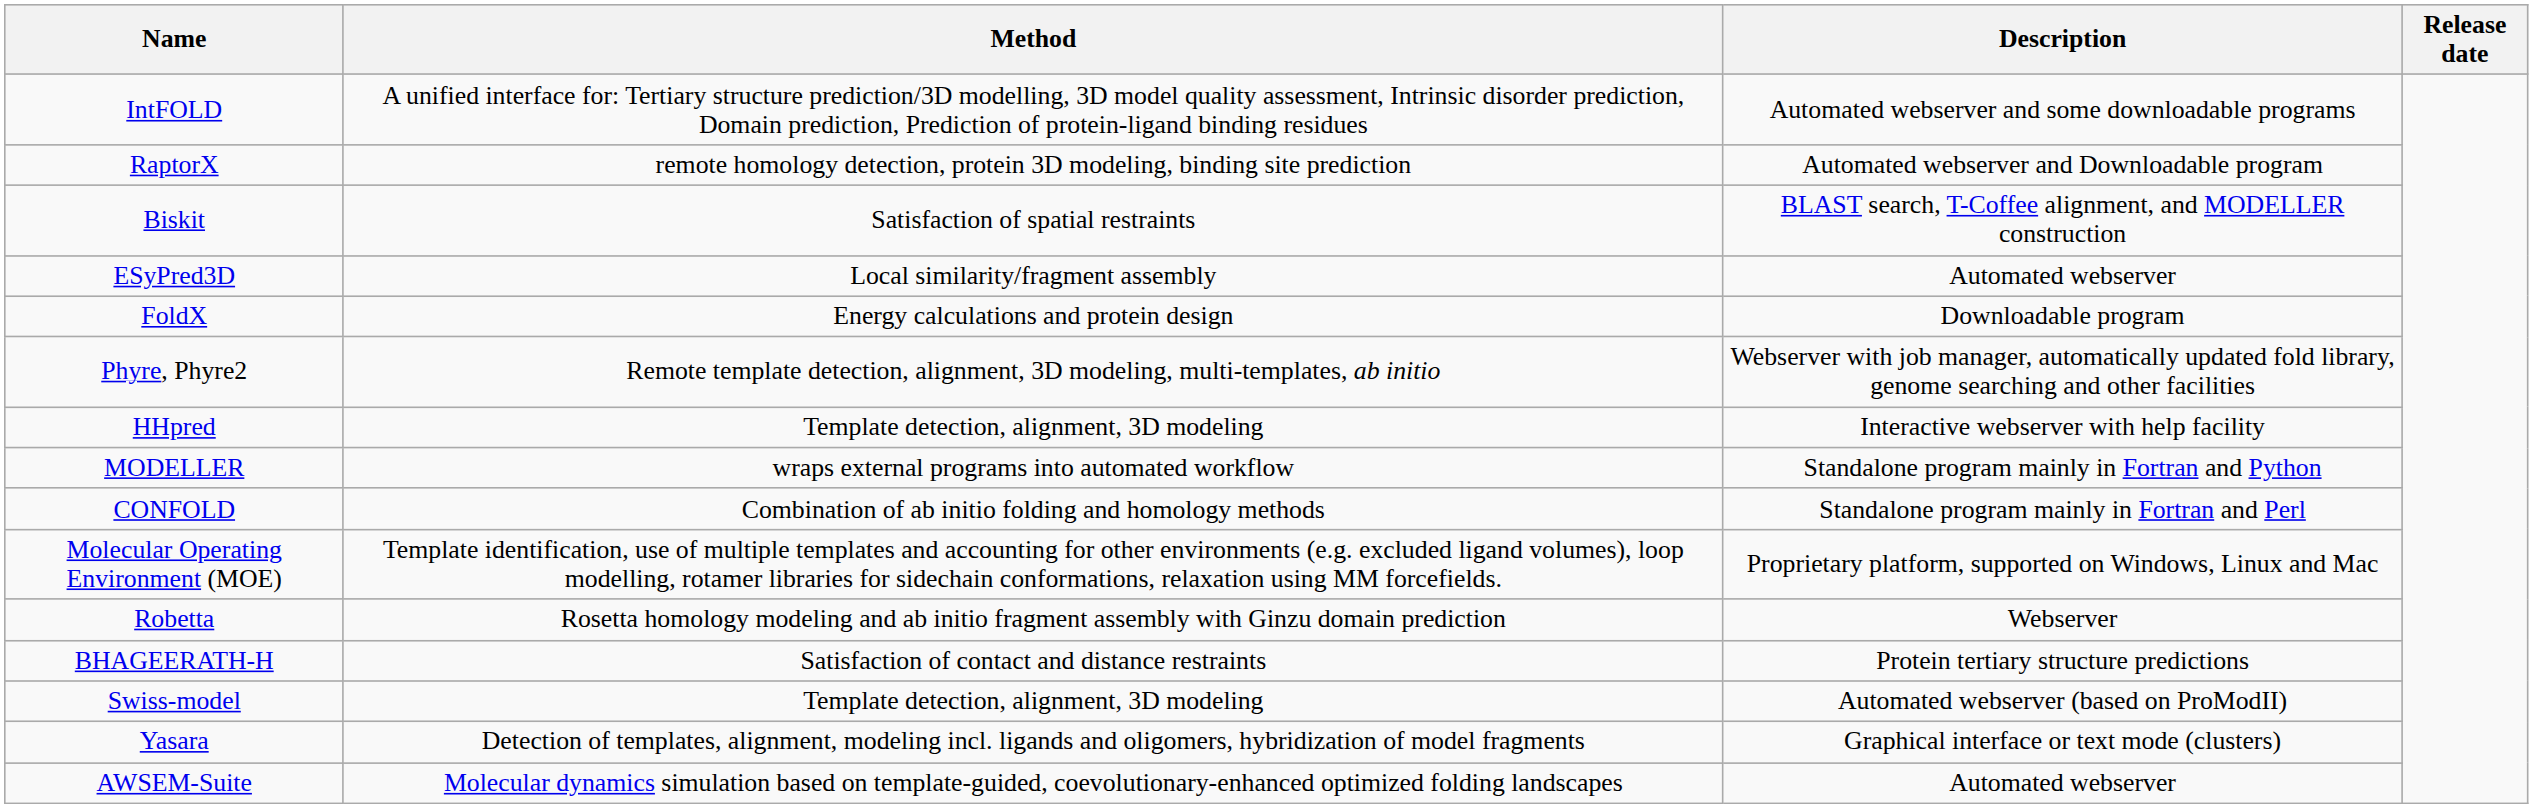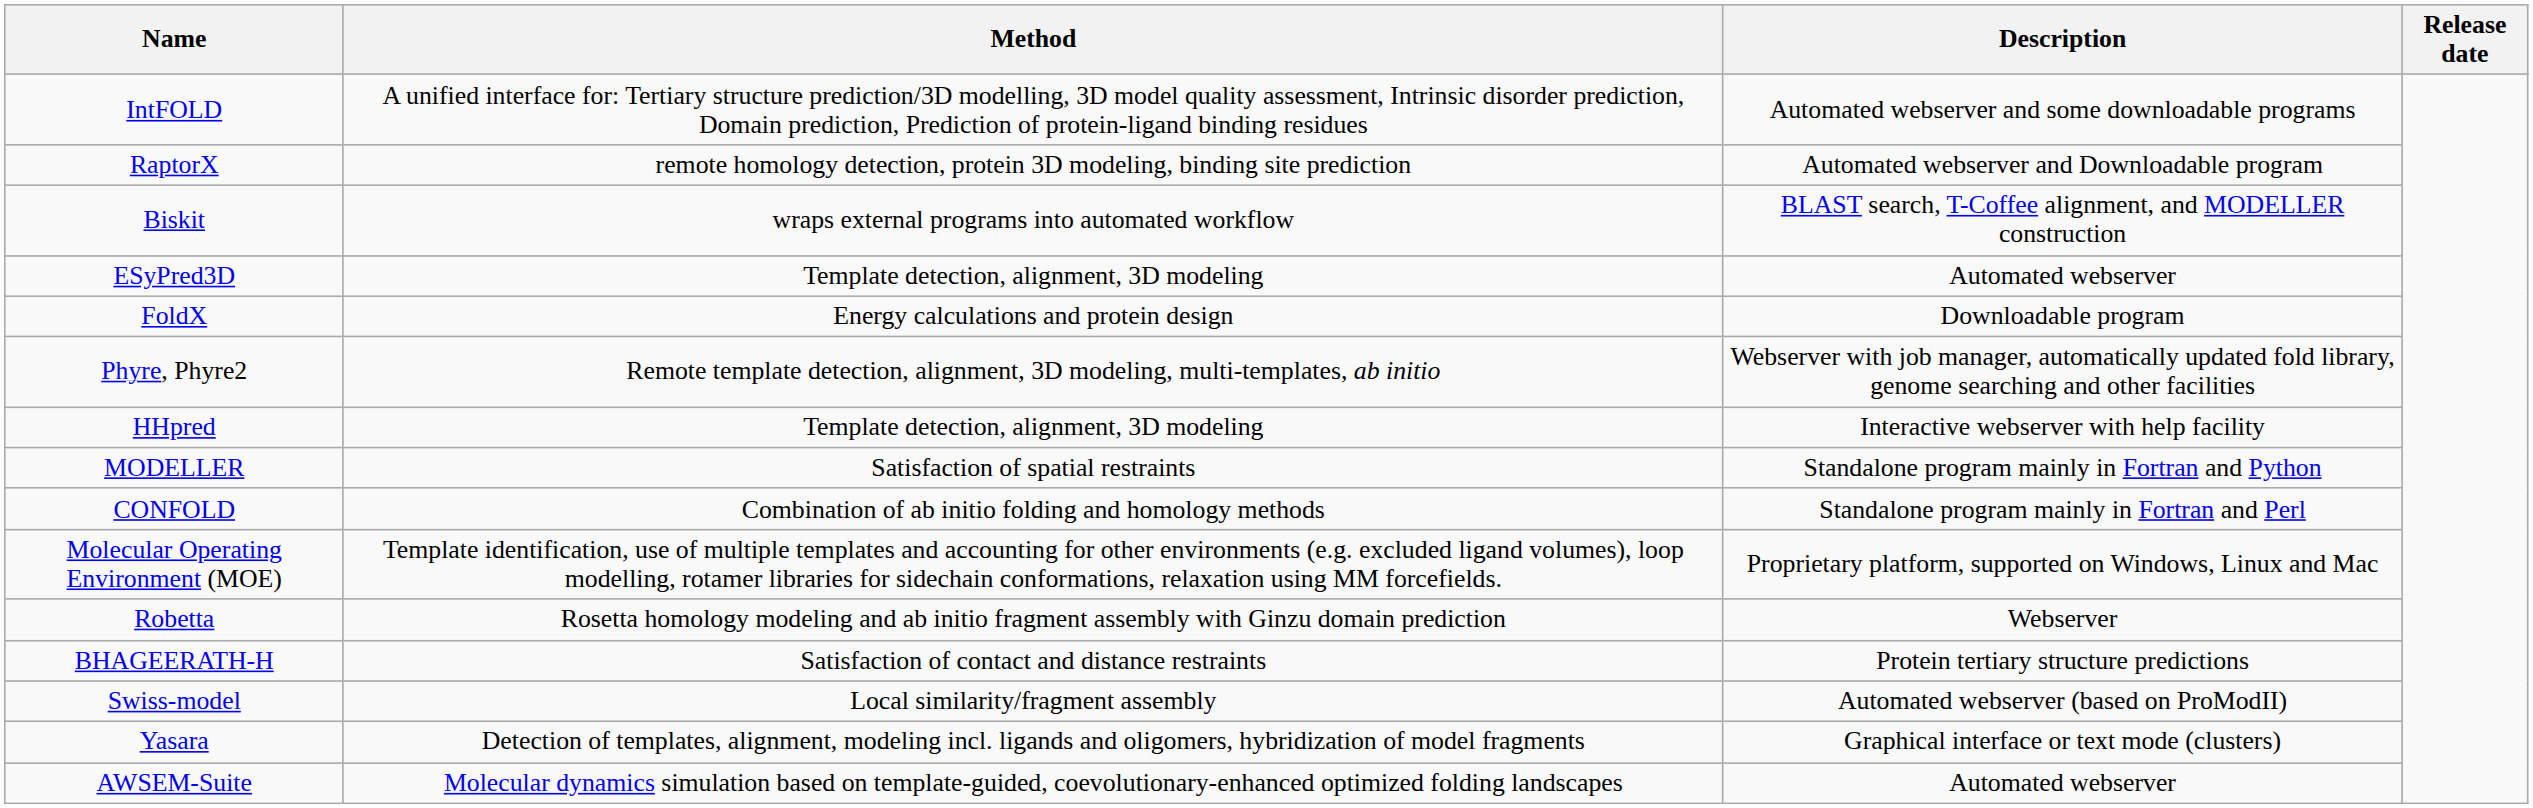(1033, 219) Satisfaction of spatial restraints -> (1033, 219) wraps external programs into automated workflow
(1033, 275) Local similarity/fragment assembly -> (1033, 275) Template detection, alignment, 3D modeling
(1033, 467) wraps external programs into automated workflow -> (1033, 467) Satisfaction of spatial restraints
(1033, 700) Template detection, alignment, 3D modeling -> (1033, 700) Local similarity/fragment assembly
